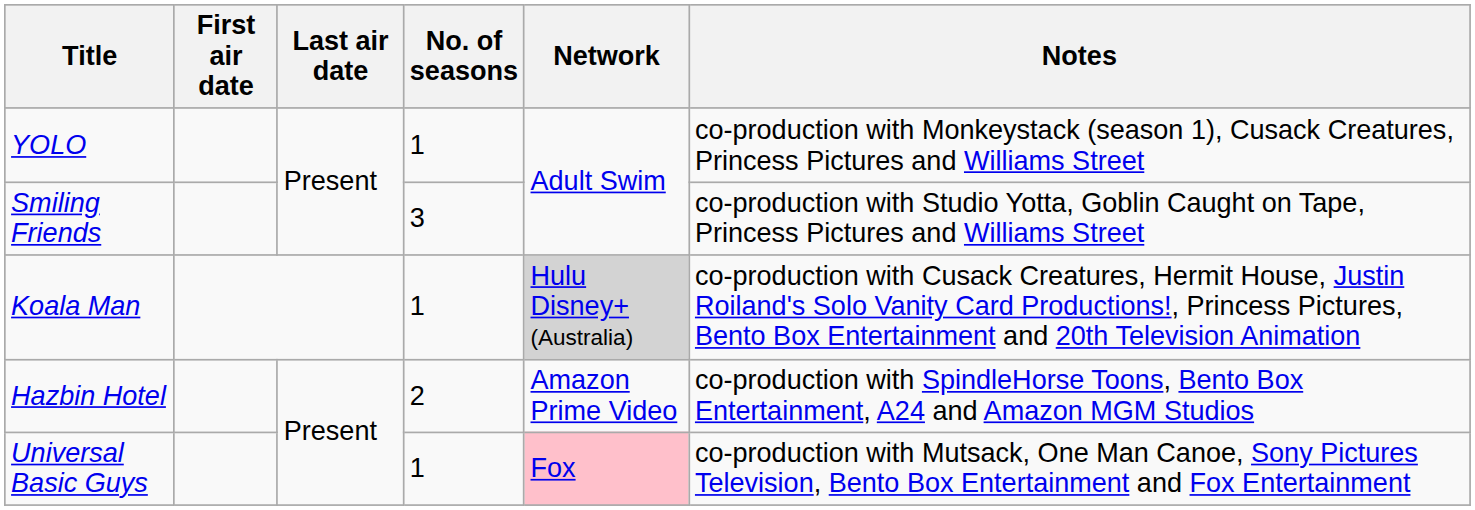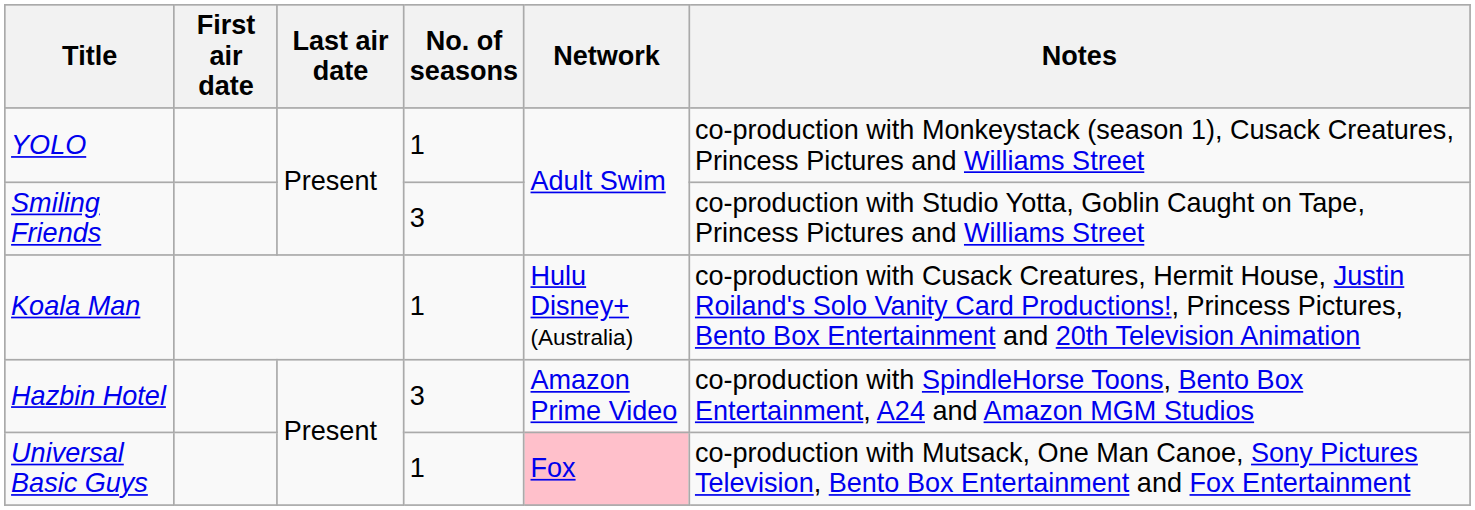(582, 306) lightgrey background -> (582, 306) no background
(417, 395) 2 -> (417, 395) 3
